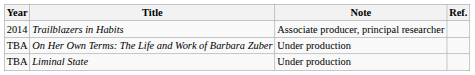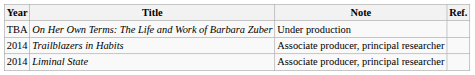rows swapped: (78, 29) <-> (152, 45)
(17, 62) TBA -> (17, 62) 2014
(314, 62) Under production -> (361, 62) Associate producer, principal researcher
